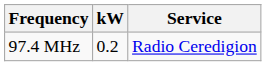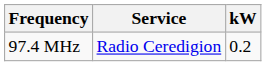columns swapped: (110, 18) <-> (194, 18)
